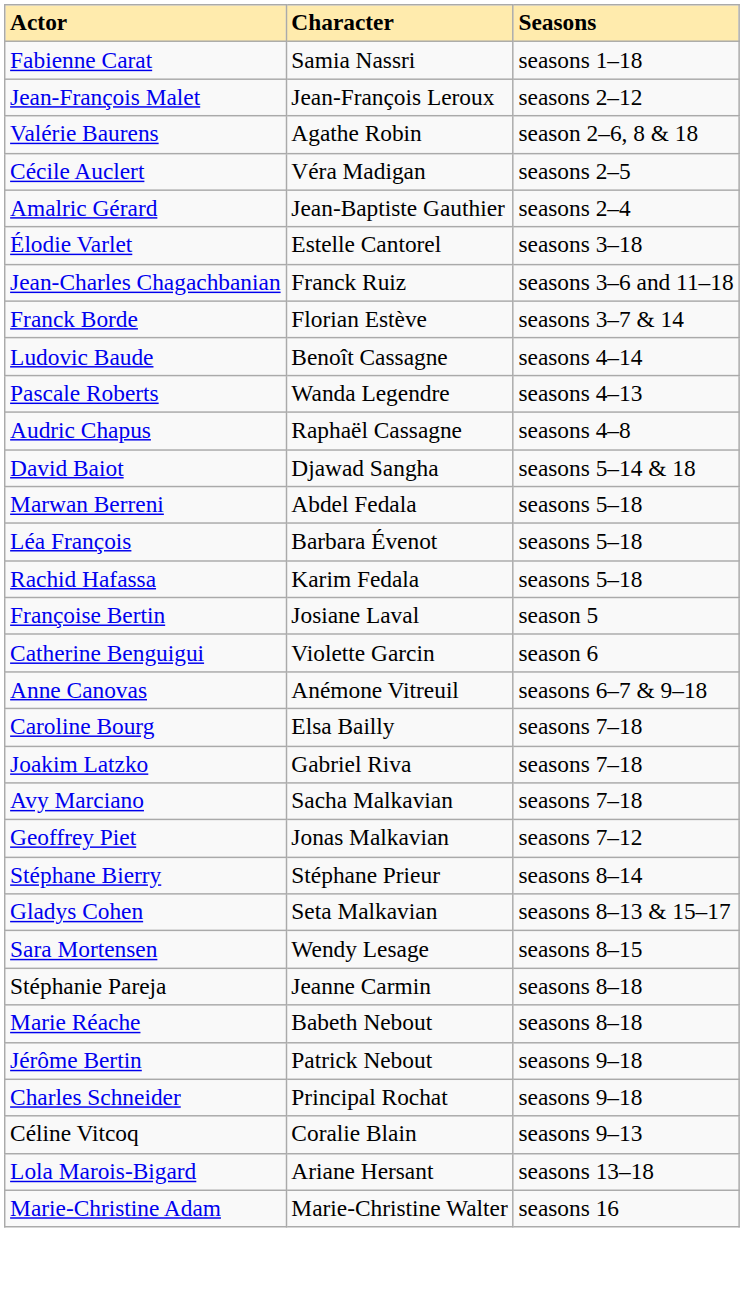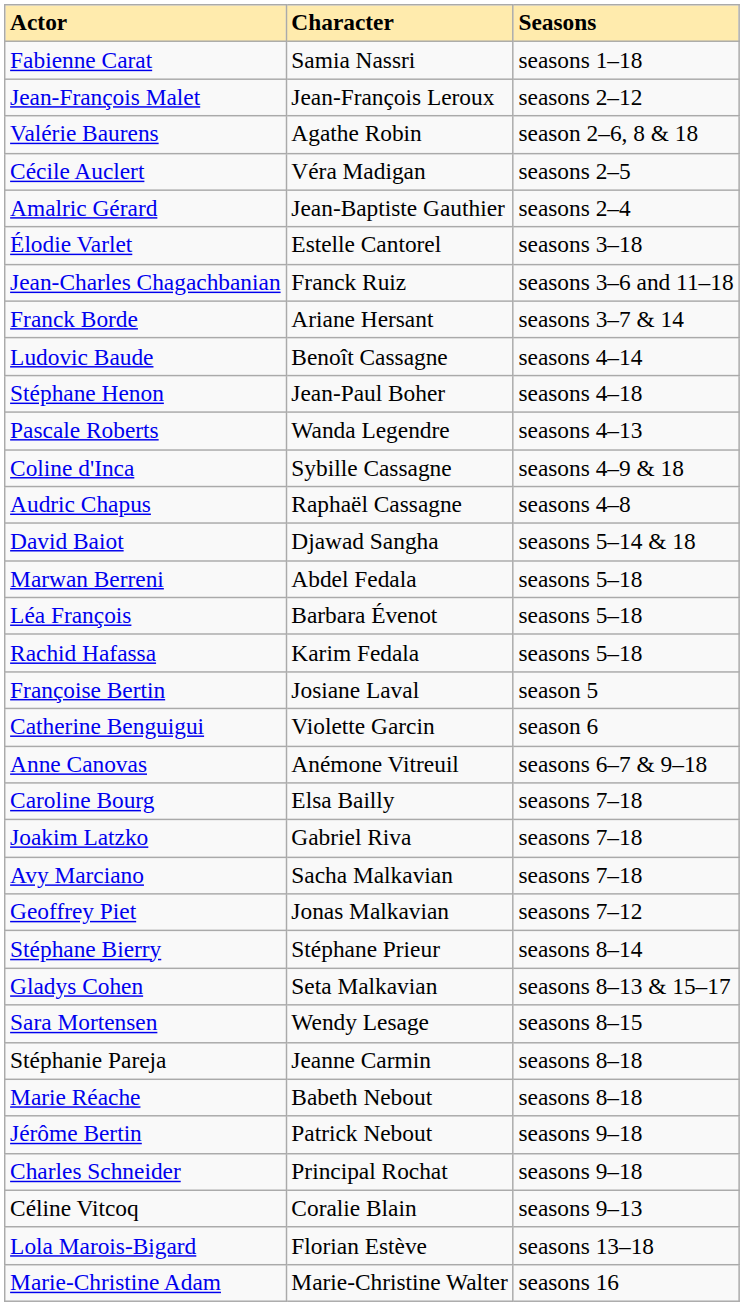(359, 319) Florian Estève -> (362, 319) Ariane Hersant
+ row: (87, 393)
+ row: (72, 467)
(362, 1171) Ariane Hersant -> (359, 1245) Florian Estève
